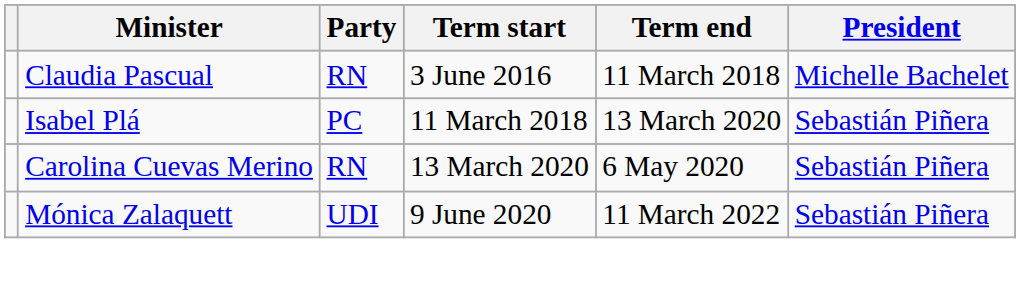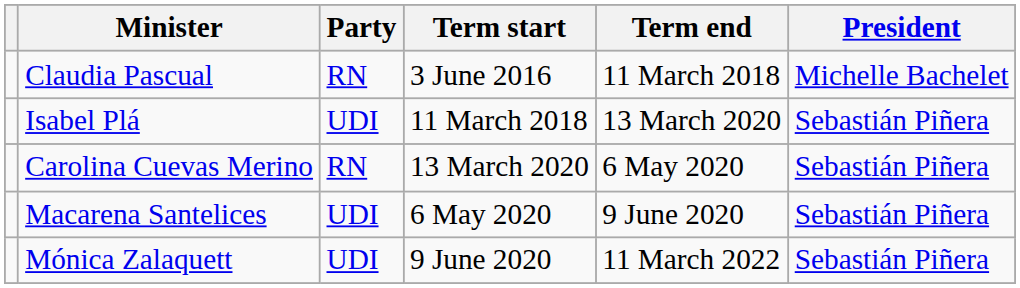(344, 120) PC -> (353, 120) UDI
+ row: (146, 213)
